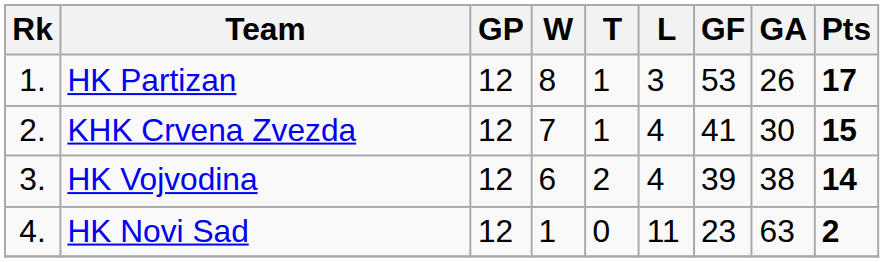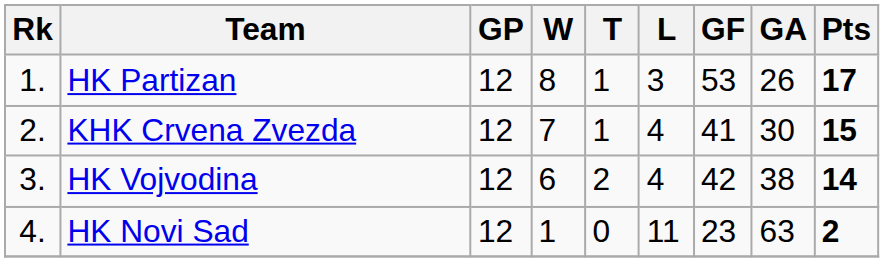(719, 180) 39 -> (719, 180) 42
